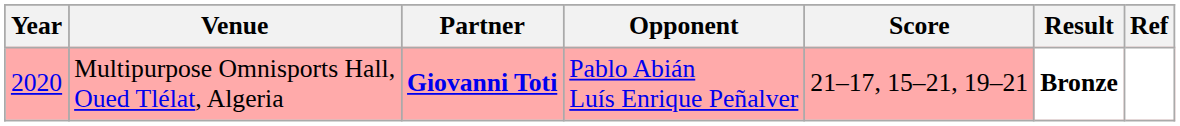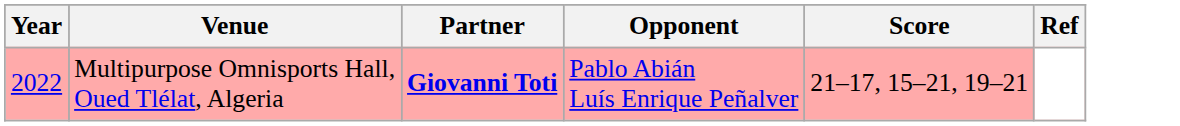- column: (1079, 26)
(37, 83) 2020 -> (37, 83) 2022
